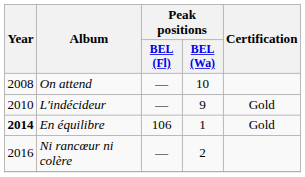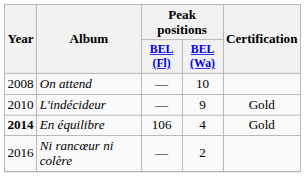(203, 125) 1 -> (203, 125) 4
